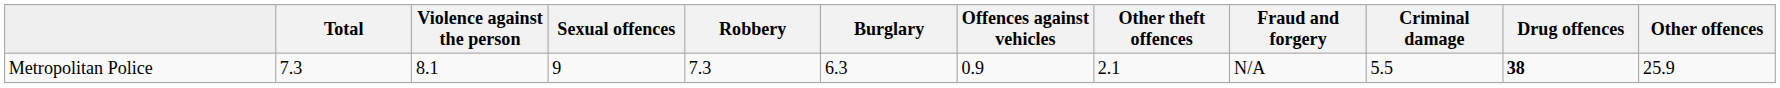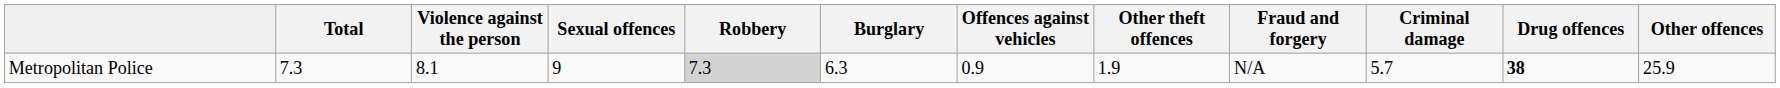(700, 67) no background -> (700, 67) lightgrey background
(1109, 67) 2.1 -> (1109, 67) 1.9
(1382, 67) 5.5 -> (1382, 67) 5.7
